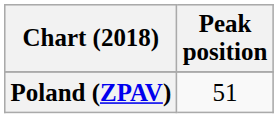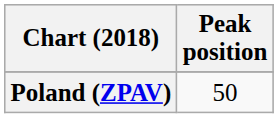(225, 91) 51 -> (225, 91) 50
